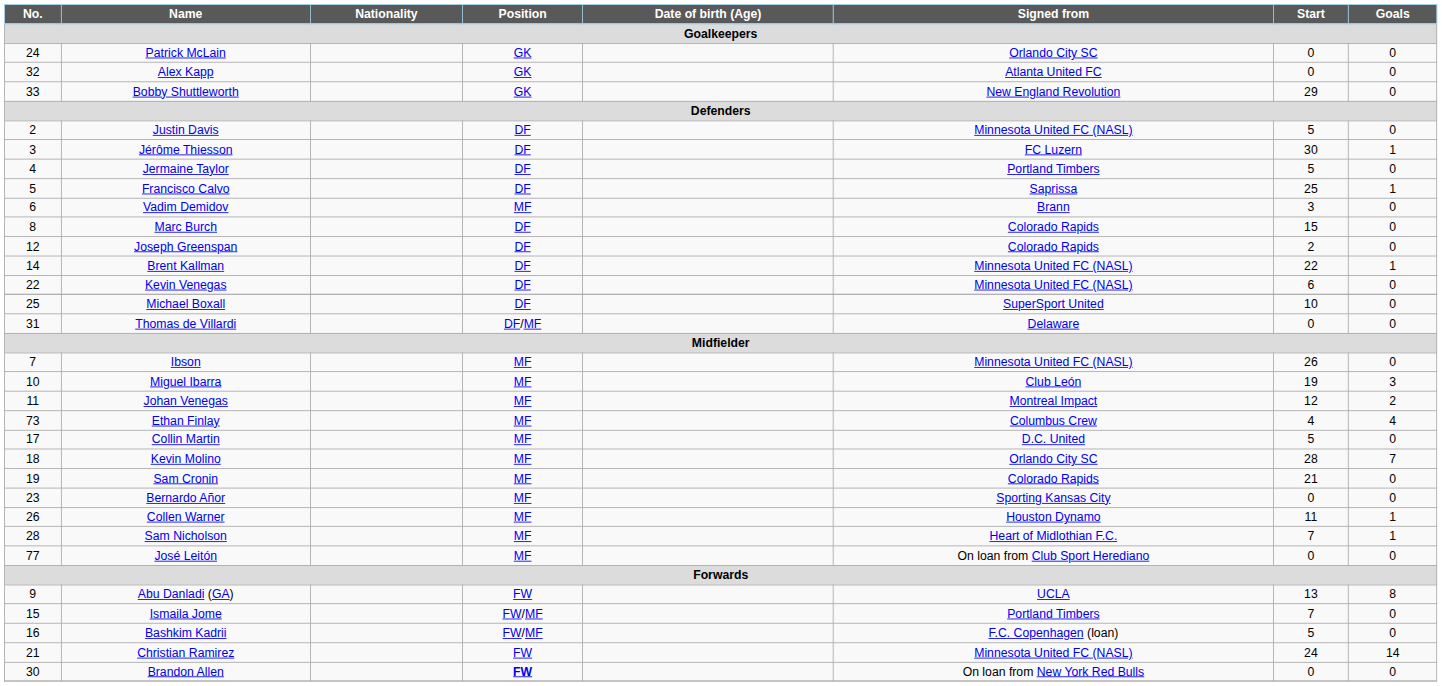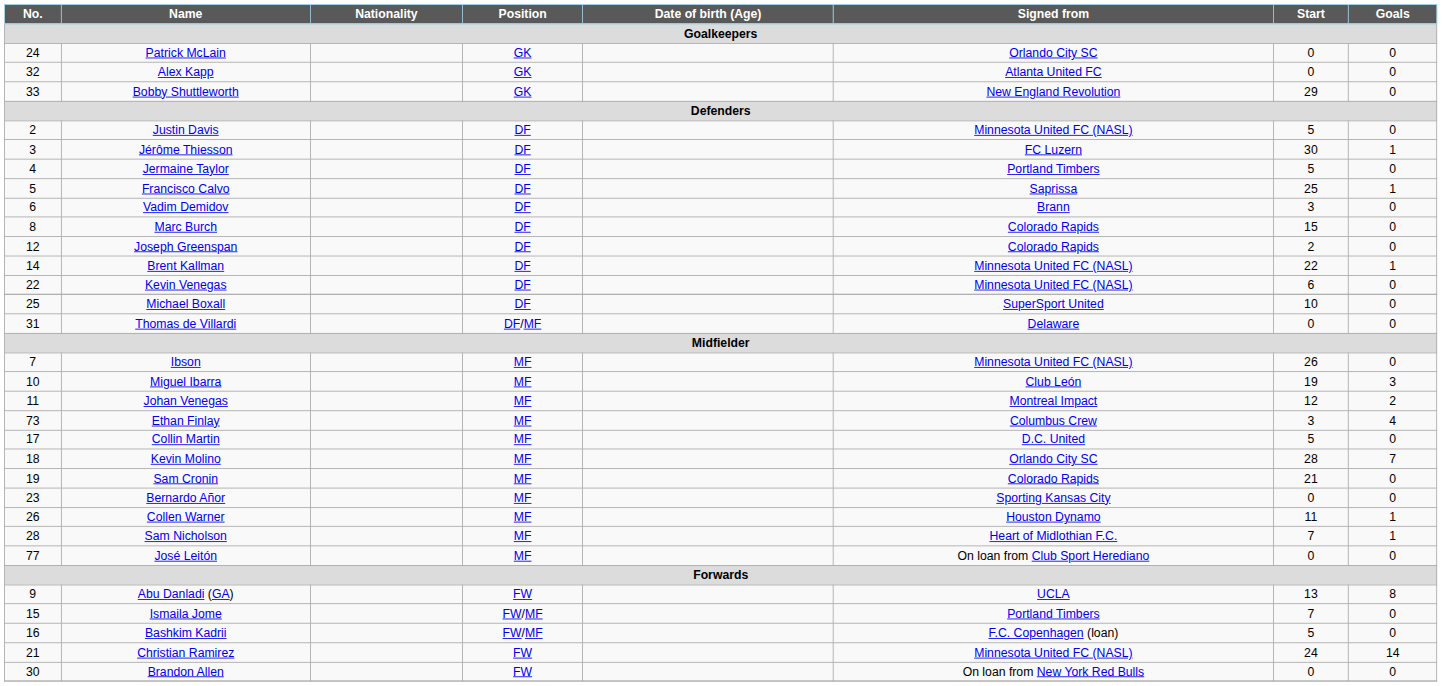(523, 208) MF -> (523, 208) DF
(1311, 421) 4 -> (1311, 421) 3
(523, 672) bold -> (523, 672) normal
